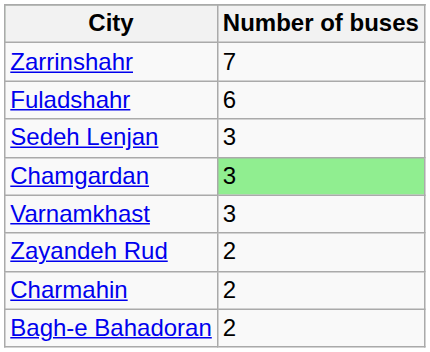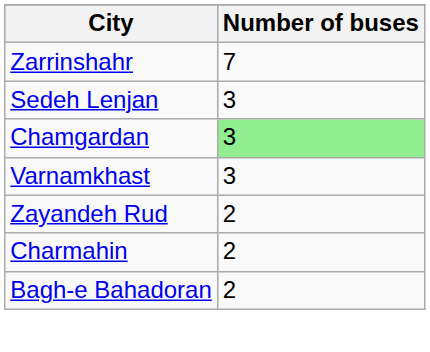- row: (70, 99)
